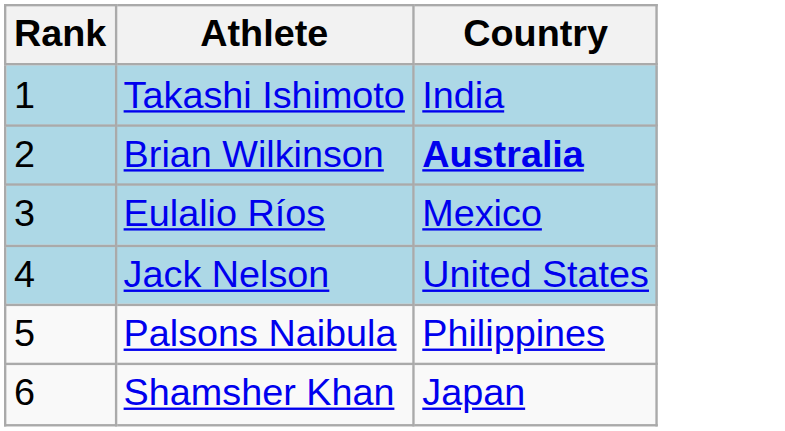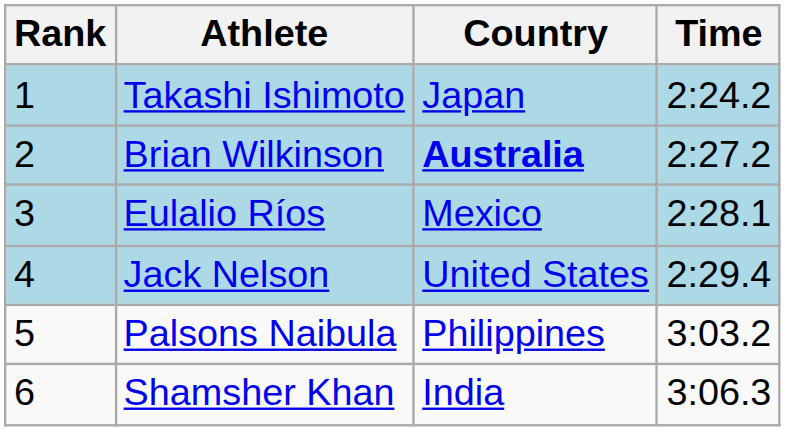+ column: (719, 34)
(463, 94) India -> (474, 94) Japan
(474, 393) Japan -> (463, 393) India
